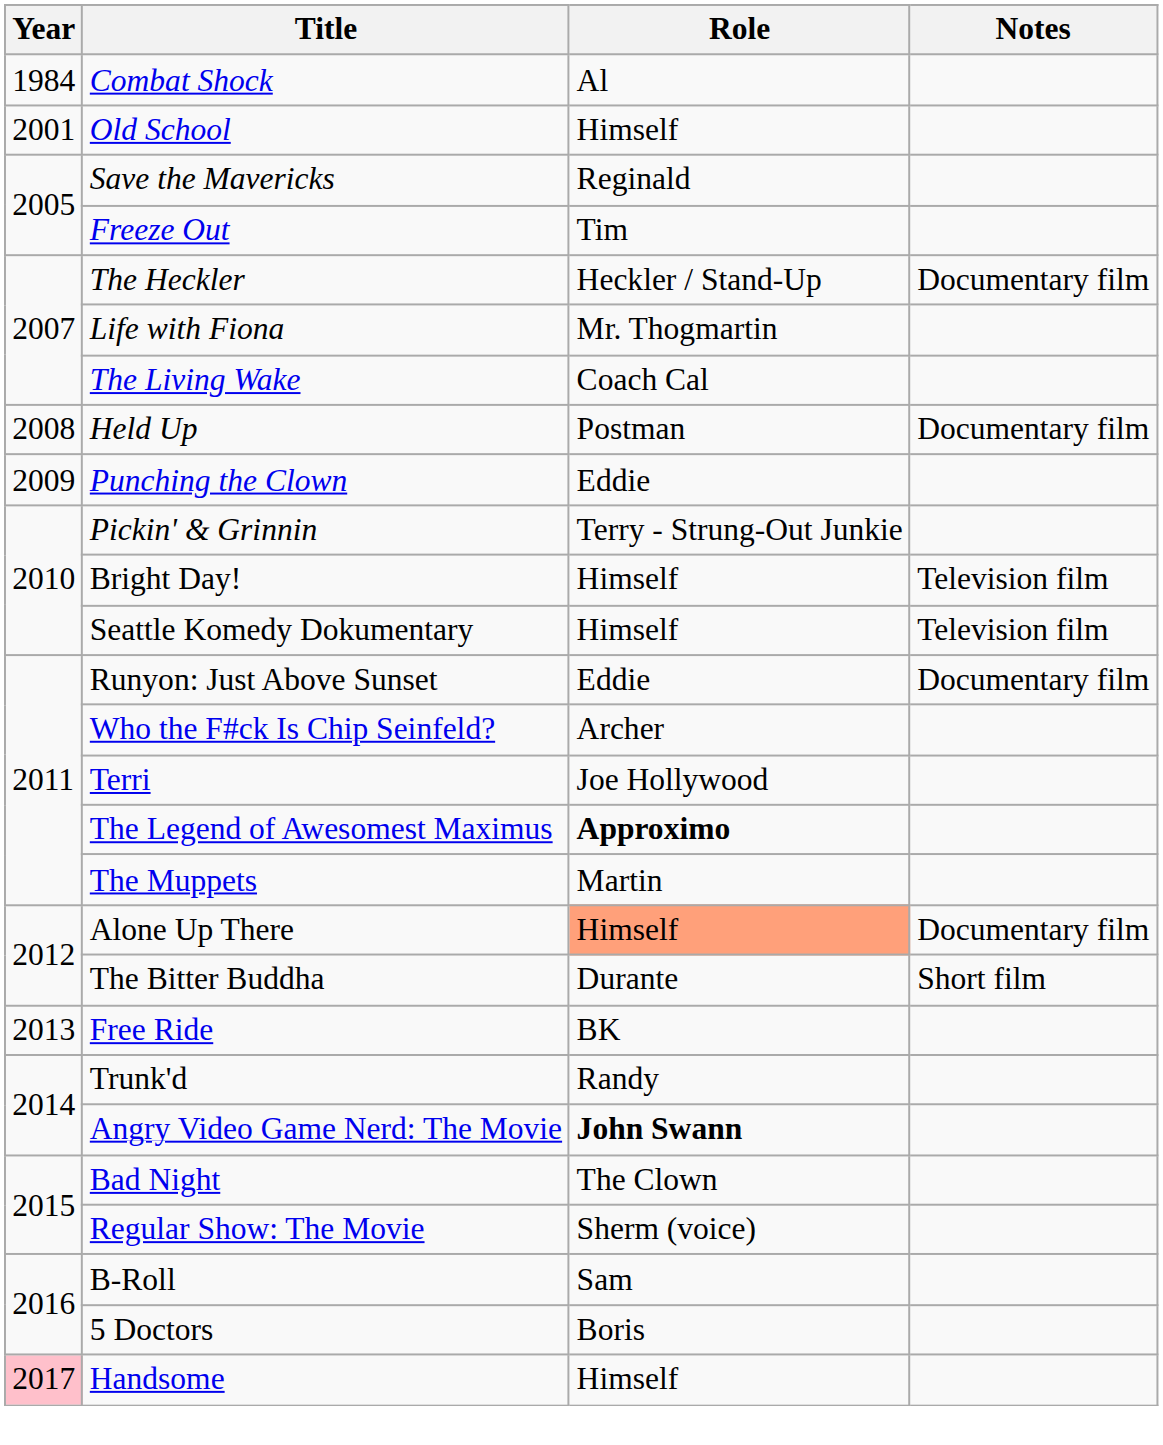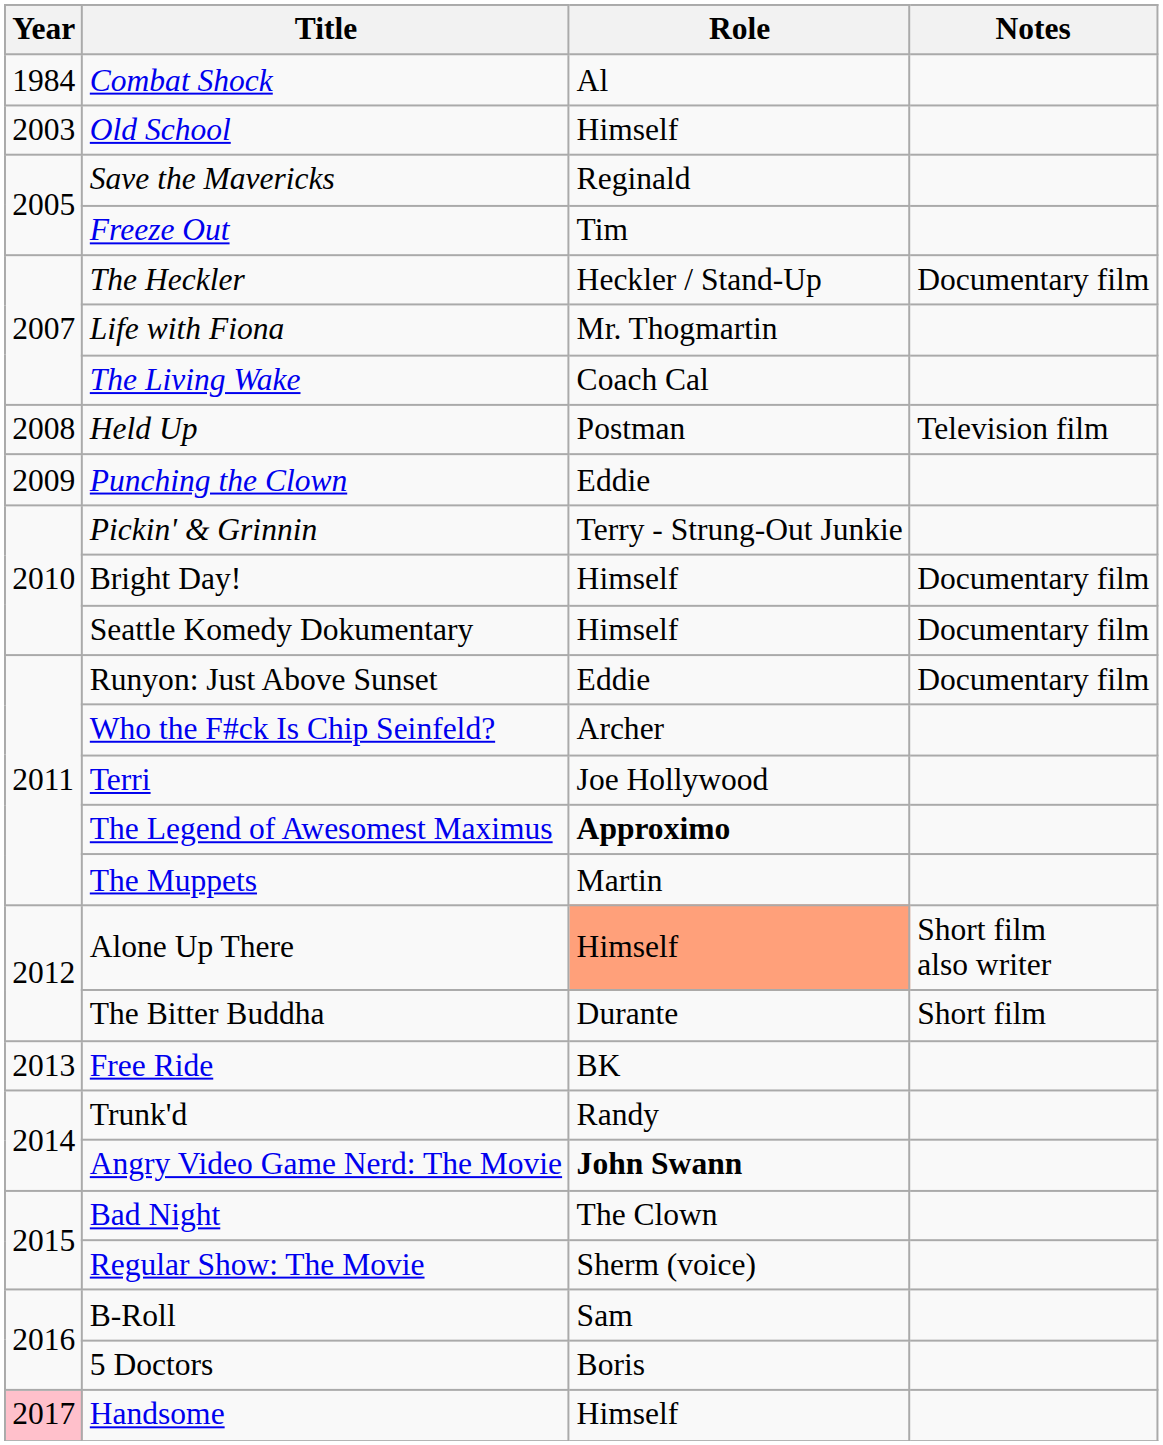(44, 129) 2001 -> (44, 129) 2003
(1033, 429) Documentary film -> (1013, 429) Television film
(1013, 579) Television film -> (1033, 579) Documentary film
(1013, 629) Television film -> (1033, 629) Documentary film
(1033, 929) Documentary film -> (984, 947) Short film also writer
